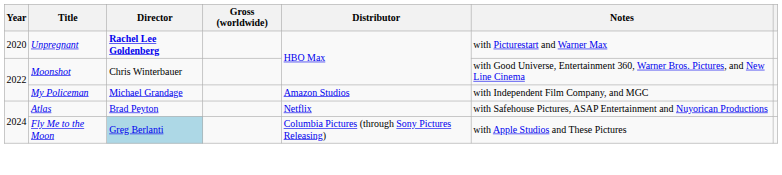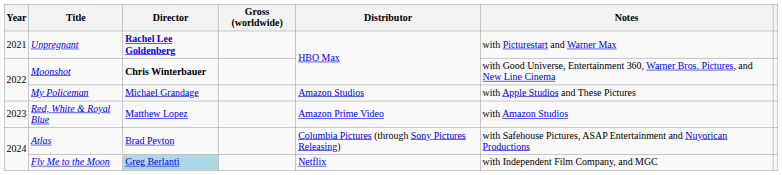(17, 44) 2020 -> (17, 44) 2021
(146, 71) normal -> (166, 71) bold
(561, 93) with Independent Film Company, and MGC -> (559, 93) with Apple Studios and These Pictures
+ row: (71, 114)
(298, 108) Netflix -> (382, 141) Columbia Pictures (through Sony Pictures Releasing)
(367, 130) Columbia Pictures (through Sony Pictures Releasing) -> (312, 162) Netflix
(550, 130) with Apple Studios and These Pictures -> (570, 162) with Independent Film Company, and MGC
